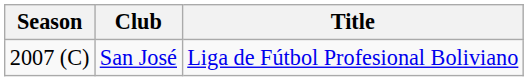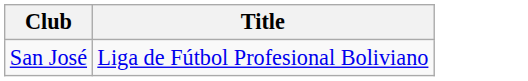- column: (50, 22)
